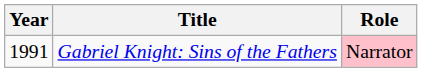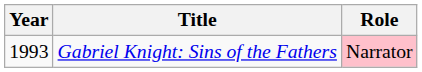(29, 51) 1991 -> (29, 51) 1993
